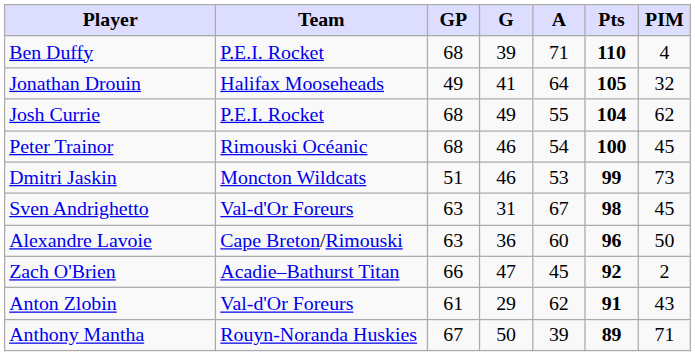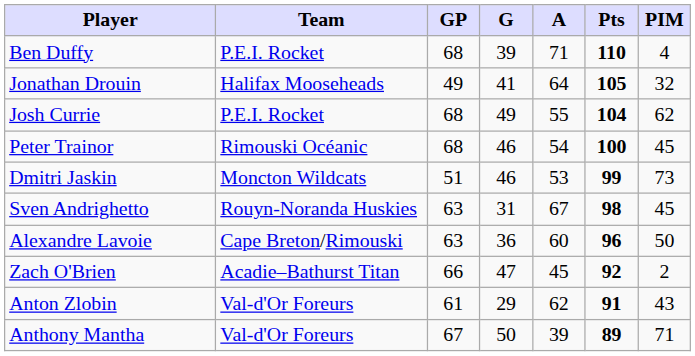(287, 209) Val-d'Or Foreurs -> (319, 209) Rouyn-Noranda Huskies
(319, 334) Rouyn-Noranda Huskies -> (287, 334) Val-d'Or Foreurs
